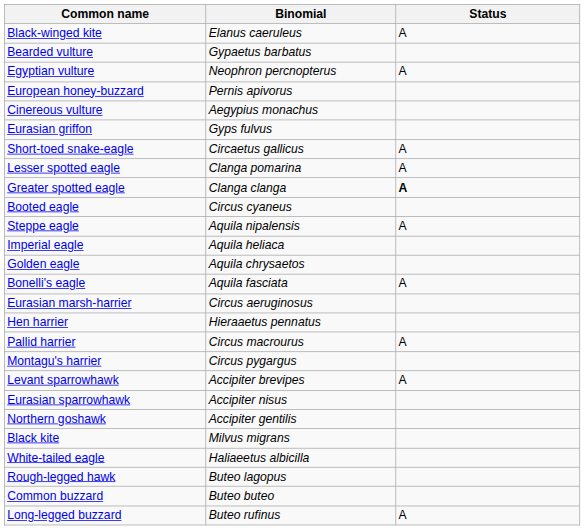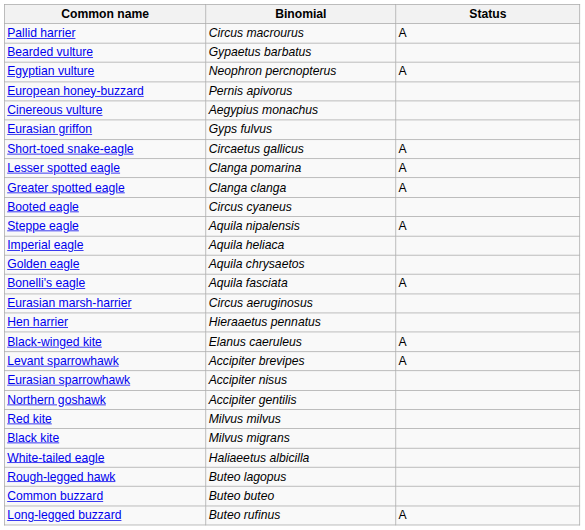rows swapped: (54, 33) <-> (41, 341)
(403, 187) bold -> (403, 187) normal
- row: (54, 361)
+ row: (29, 419)
